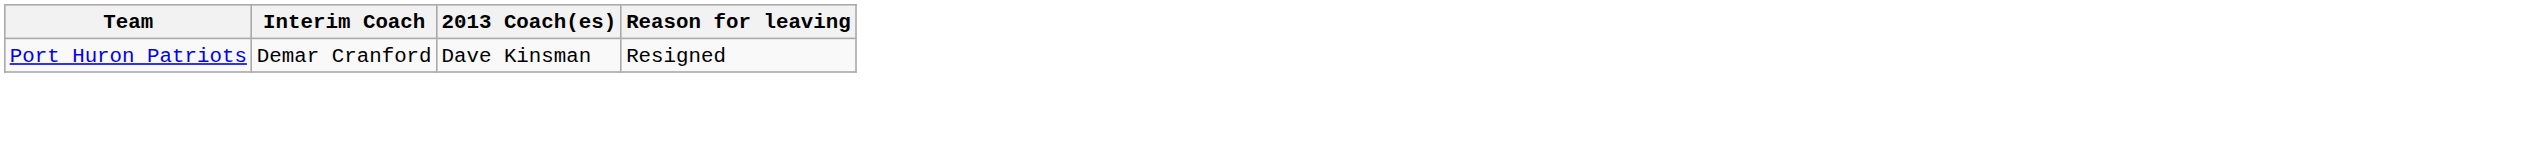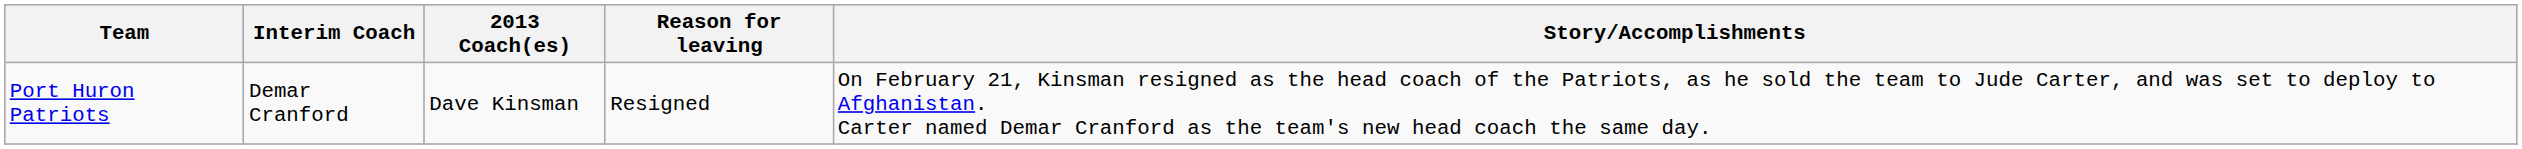+ column: (1675, 34)
